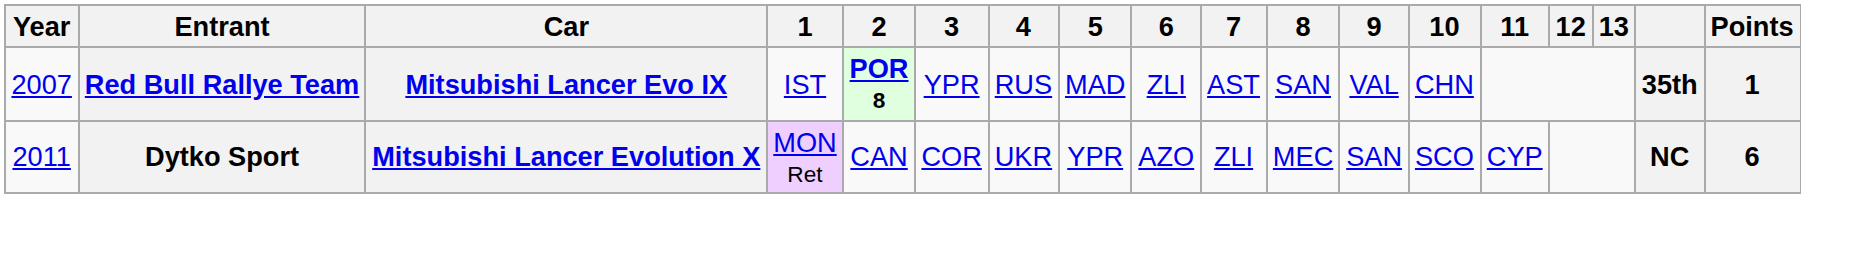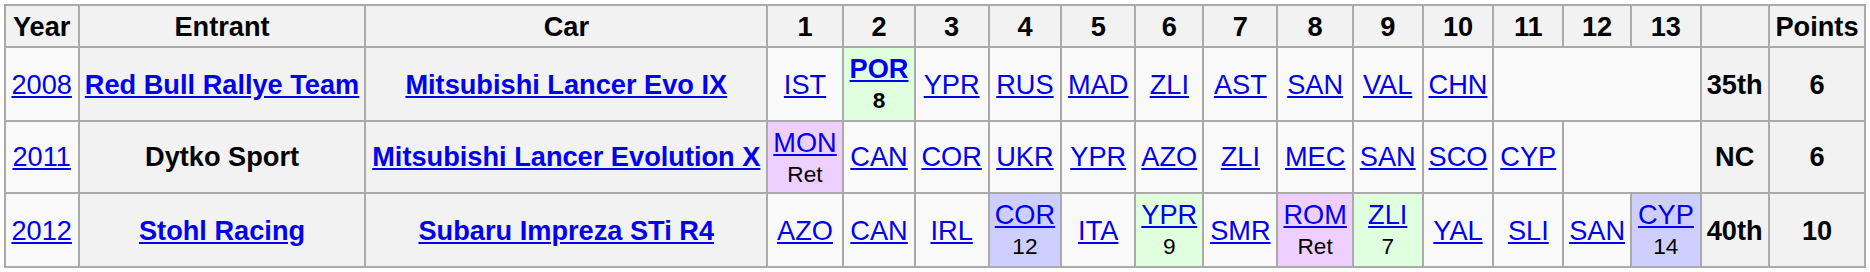(42, 84) 2007 -> (42, 84) 2008
(1752, 84) 1 -> (1817, 84) 6
+ row: (222, 230)
